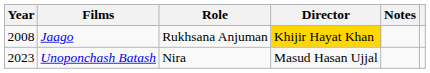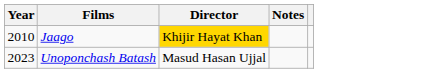- column: (215, 15)
(21, 36) 2008 -> (21, 36) 2010
